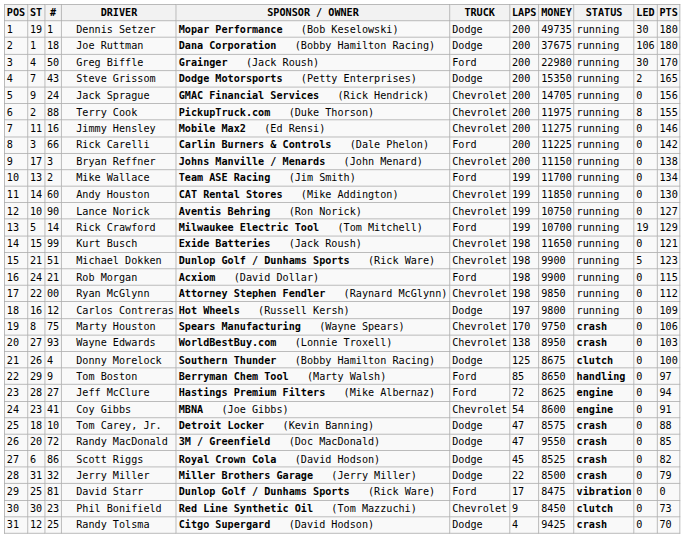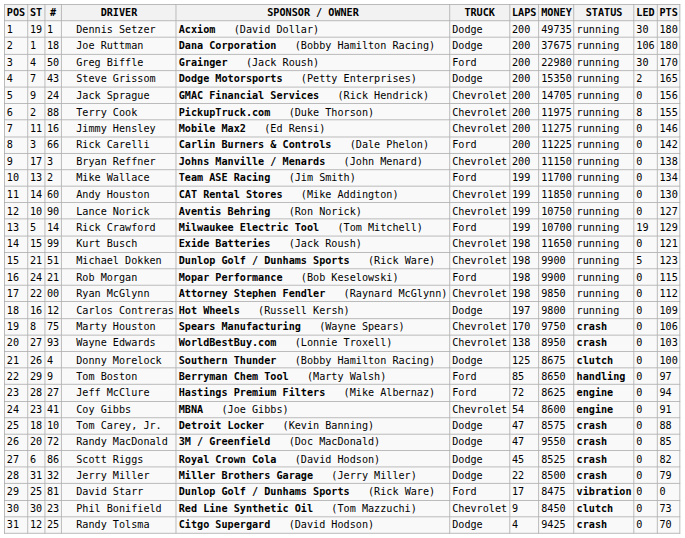(289, 29) Mopar Performance (Bob Keselowski) -> (249, 29) Acxiom (David Dollar)
(249, 277) Acxiom (David Dollar) -> (289, 277) Mopar Performance (Bob Keselowski)
